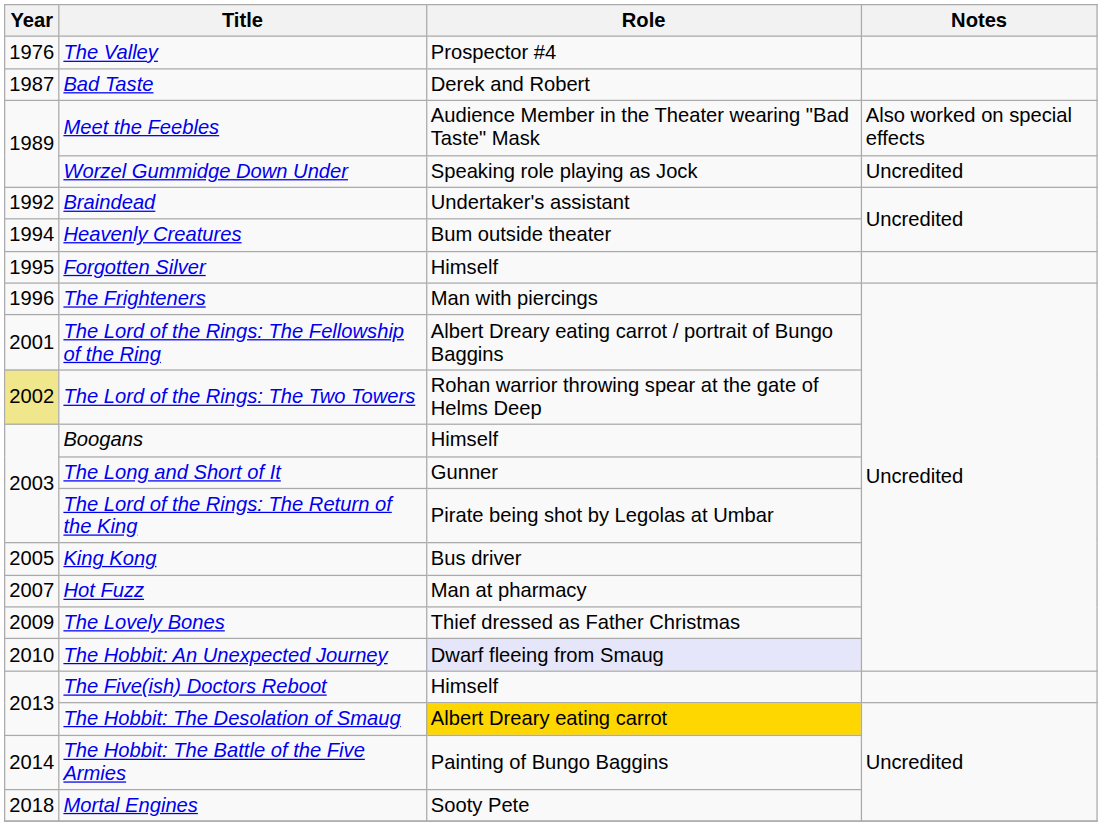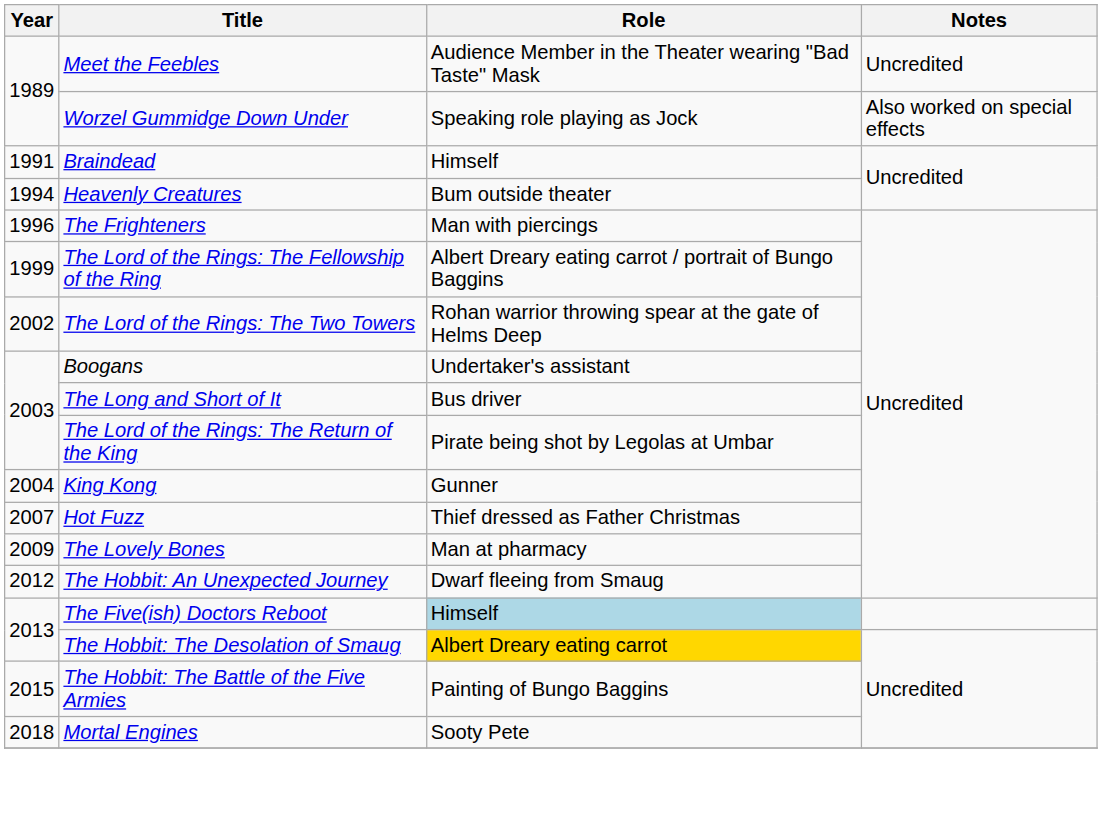- row: (111, 52)
- row: (108, 84)
(969, 127) Also worked on special effects -> (914, 63) Uncredited
(914, 171) Uncredited -> (969, 118) Also worked on special effects
(32, 203) 1992 -> (32, 161) 1991
(530, 203) Undertaker's assistant -> (464, 161) Himself
- row: (135, 266)
(32, 342) 2001 -> (32, 269) 1999
(32, 396) khaki background -> (32, 323) no background
(464, 440) Himself -> (530, 366) Undertaker's assistant
(464, 472) Gunner -> (476, 398) Bus driver
(32, 558) 2005 -> (32, 485) 2004
(476, 558) Bus driver -> (464, 485) Gunner
(509, 590) Man at pharmacy -> (585, 517) Thief dressed as Father Christmas
(585, 622) Thief dressed as Father Christmas -> (509, 549) Man at pharmacy
(32, 654) 2010 -> (32, 581) 2012
(547, 654) lavender background -> (547, 581) no background
(464, 686) no background -> (464, 613) lightblue background
(32, 761) 2014 -> (32, 688) 2015
